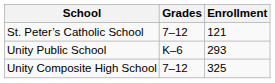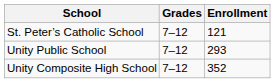(172, 50) K–6 -> (175, 50) 7–12
(217, 68) 325 -> (217, 68) 352
